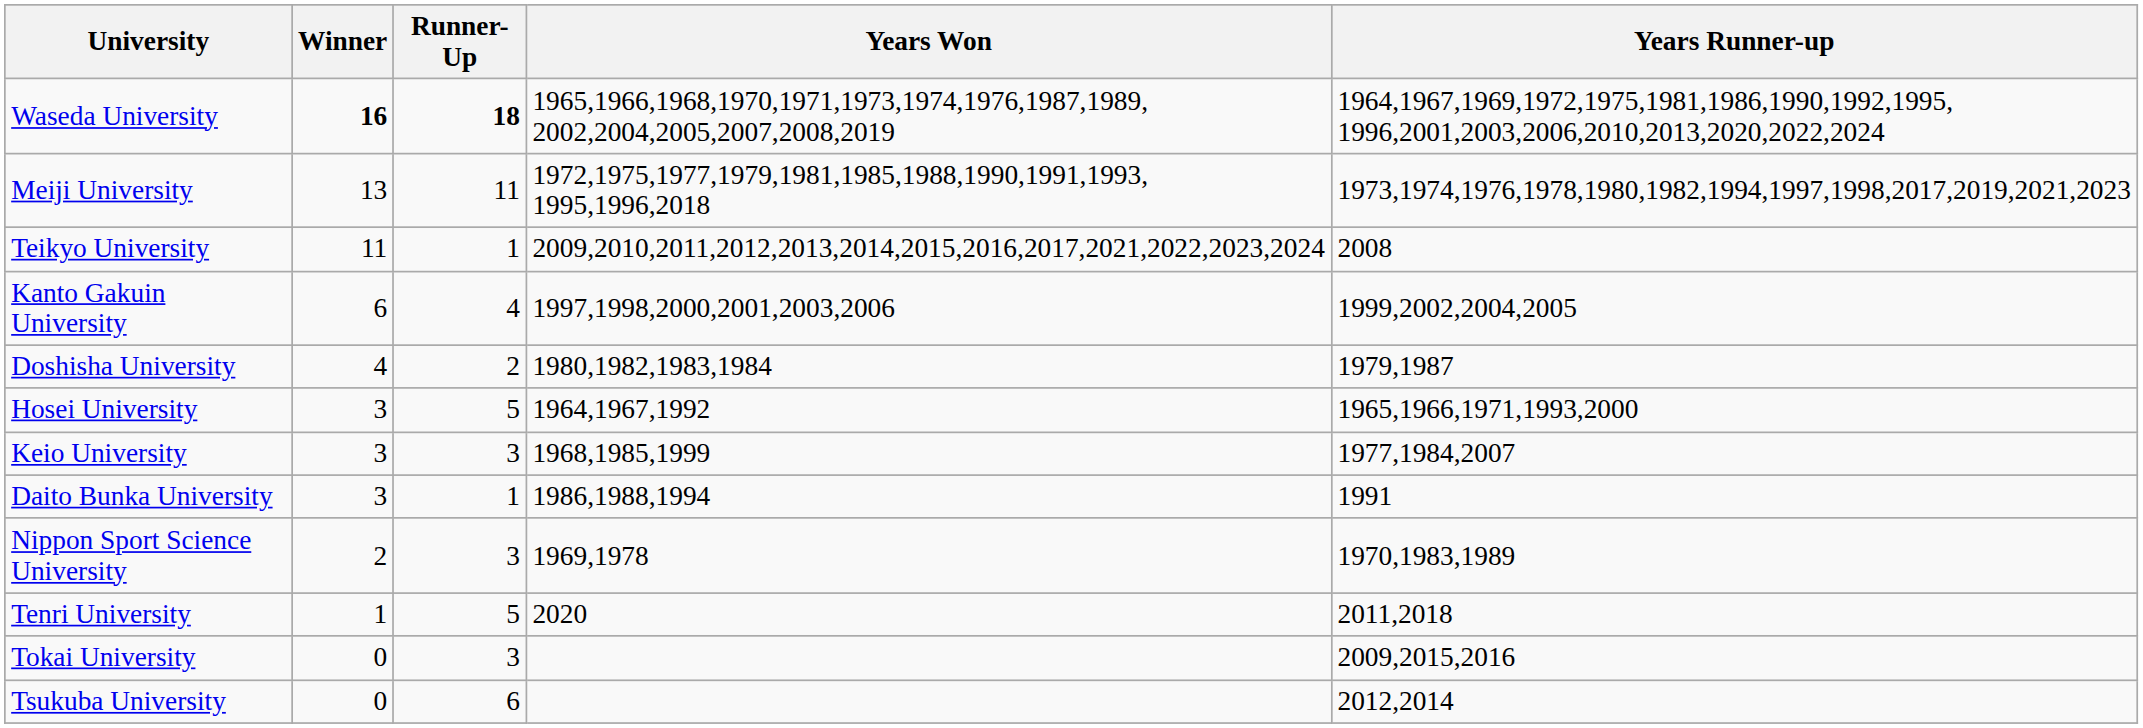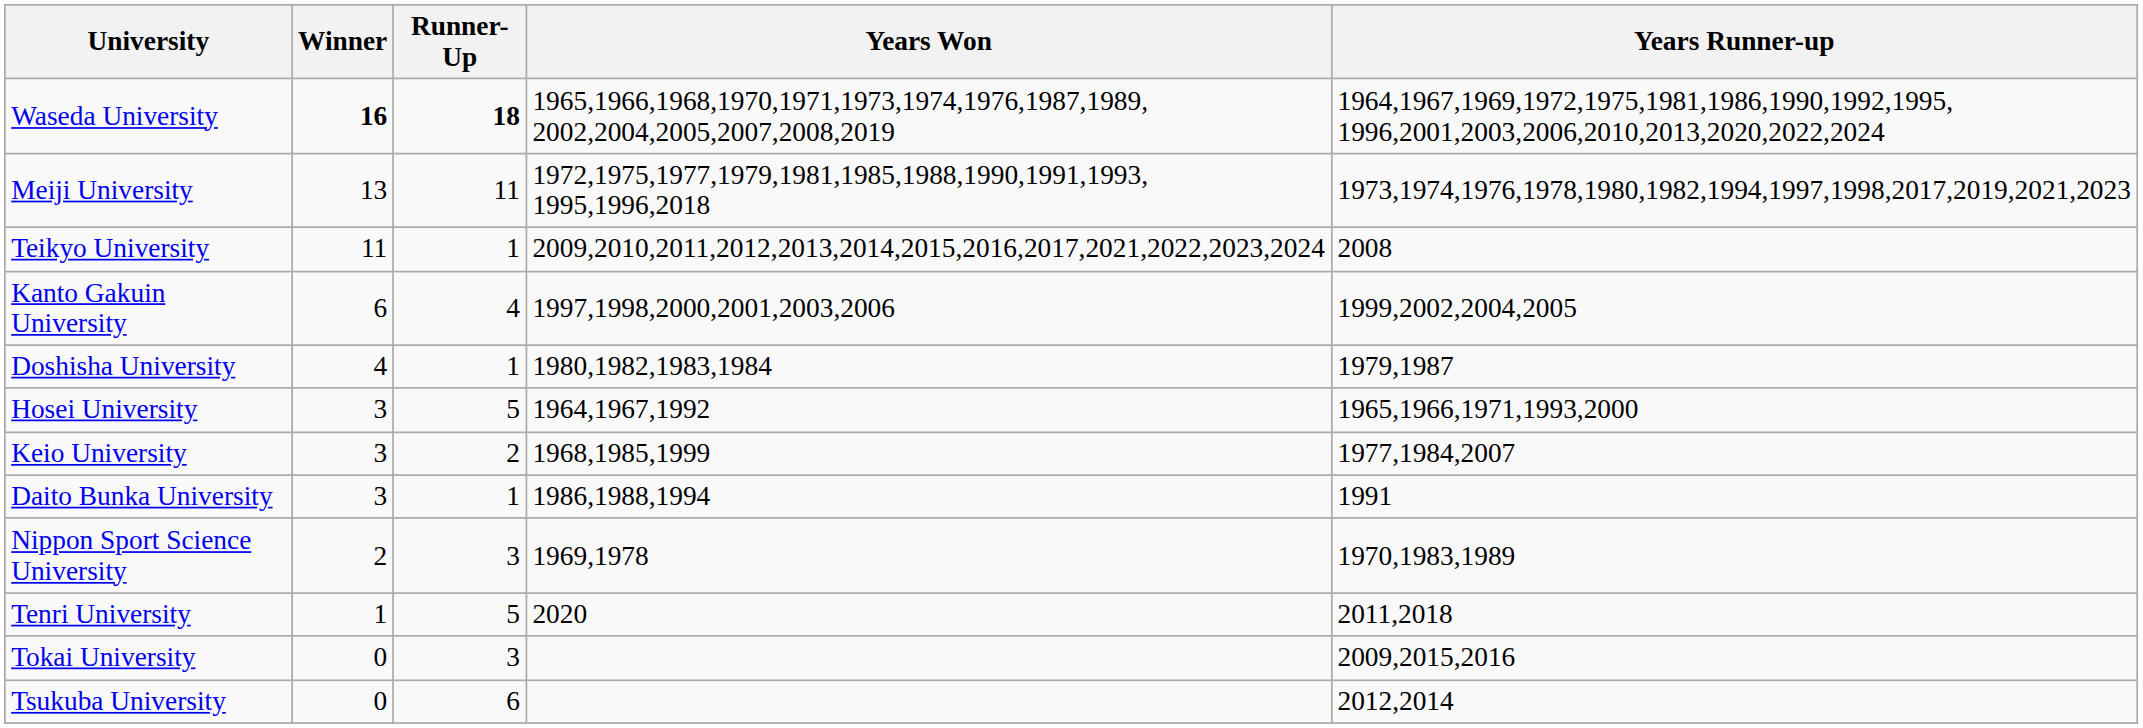(513, 366) 2 -> (513, 366) 1
(513, 453) 3 -> (513, 453) 2
